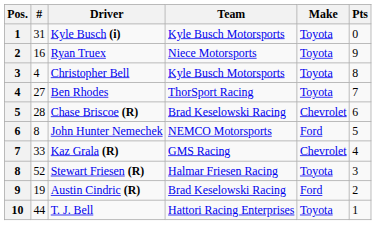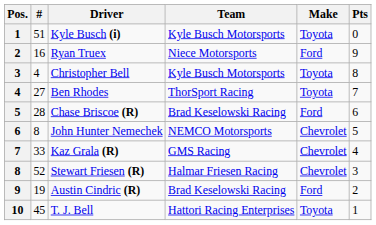(39, 34) 31 -> (39, 34) 51
(316, 53) Toyota -> (311, 53) Ford
(323, 112) Chevrolet -> (311, 112) Ford
(311, 131) Ford -> (323, 131) Chevrolet
(316, 170) Toyota -> (323, 170) Chevrolet
(39, 209) 44 -> (39, 209) 45
